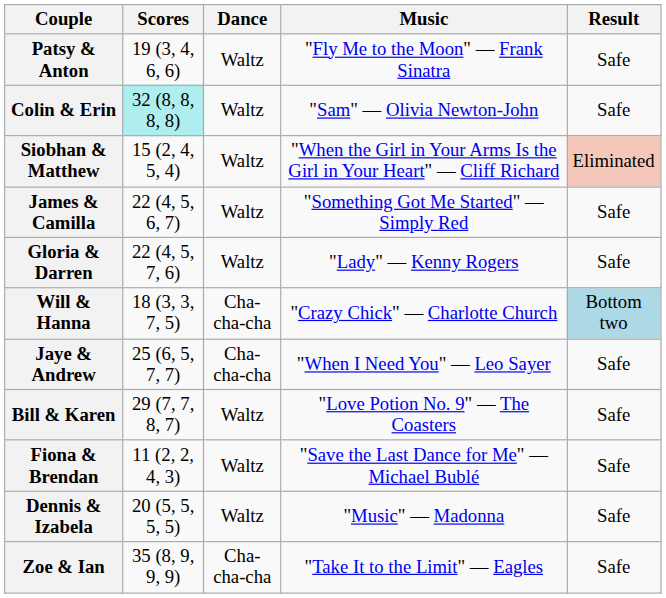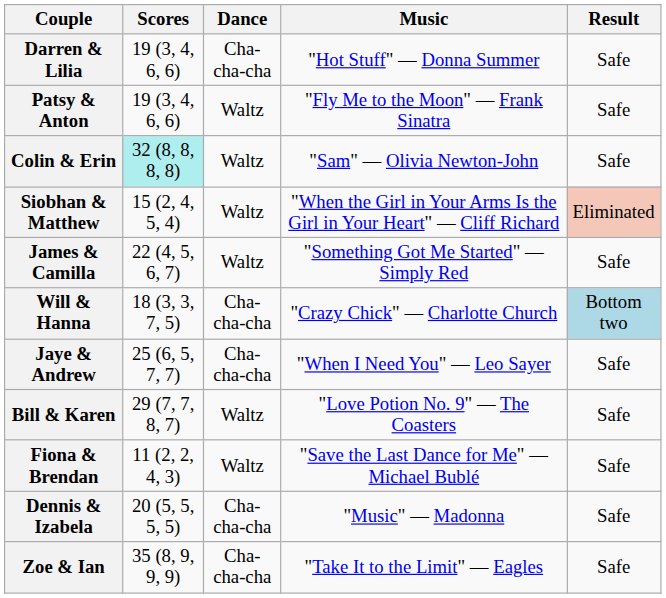+ row: (64, 59)
- row: (64, 262)
(242, 516) Waltz -> (242, 516) Cha-cha-cha
